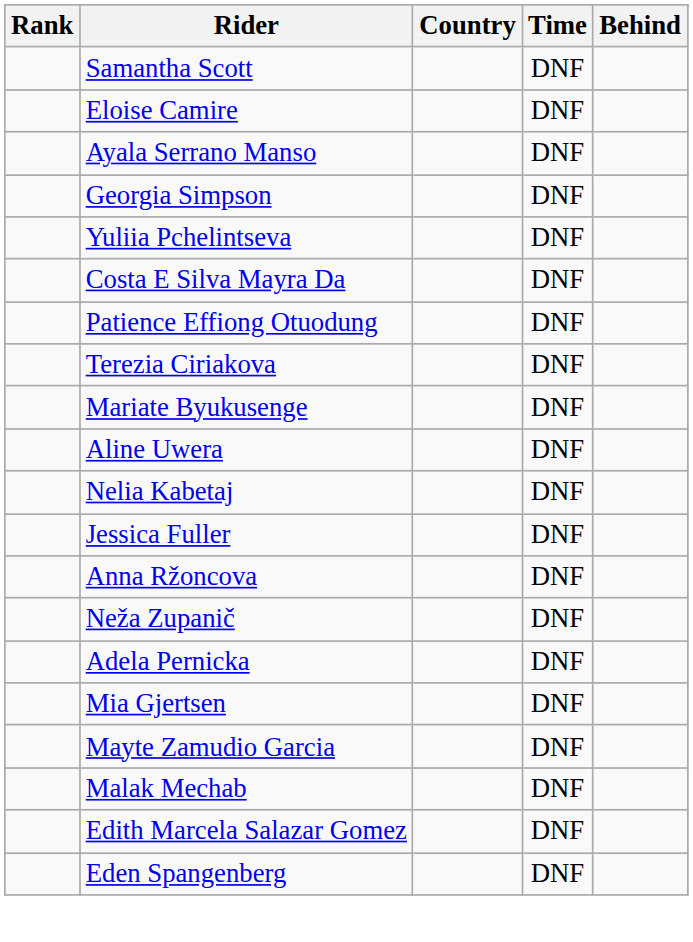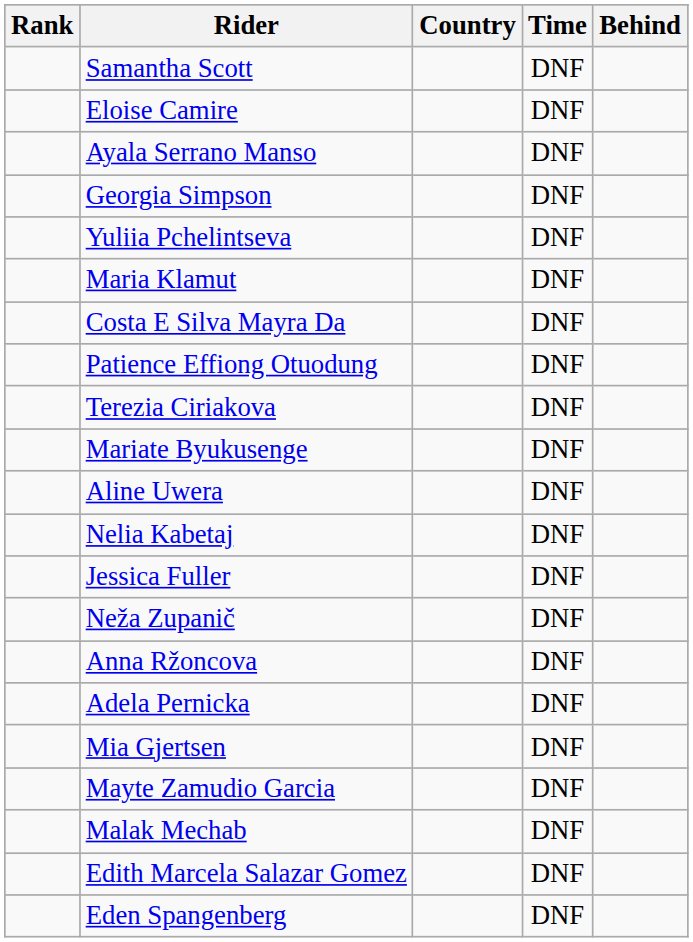+ row: (161, 279)
rows swapped: (171, 576) <-> (160, 618)
